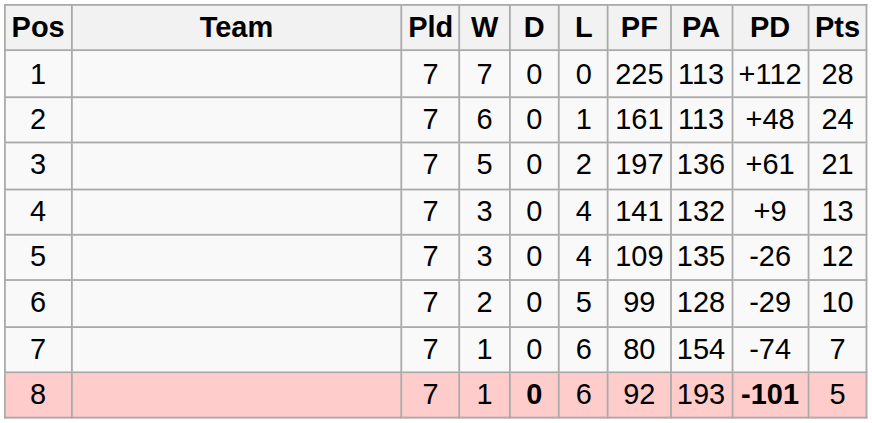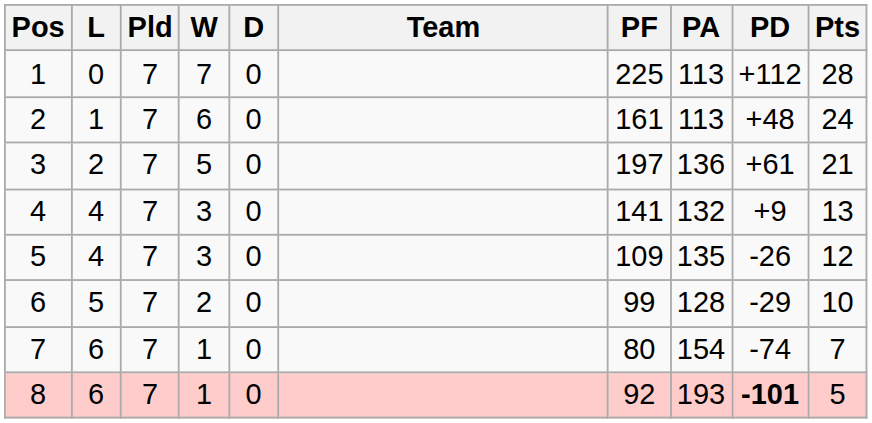columns swapped: (236, 27) <-> (584, 27)
(534, 394) bold -> (254, 394) normal
